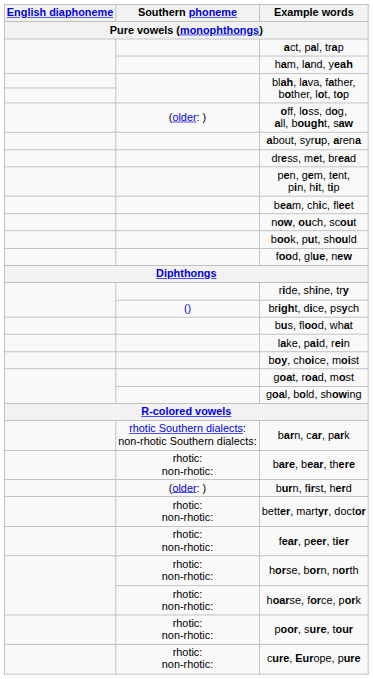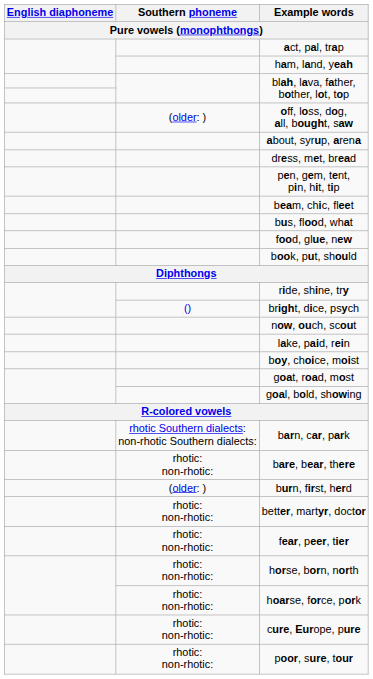rows swapped: (188, 326) <-> (188, 222)
rows swapped: (188, 239) <-> (188, 257)
rows swapped: (188, 629) <-> (188, 659)
